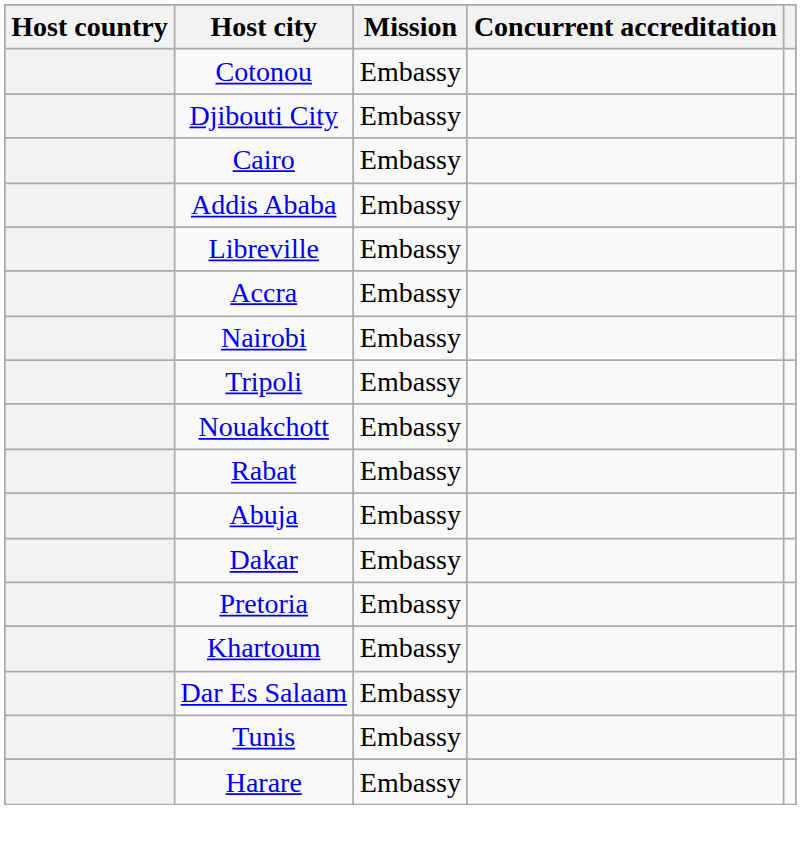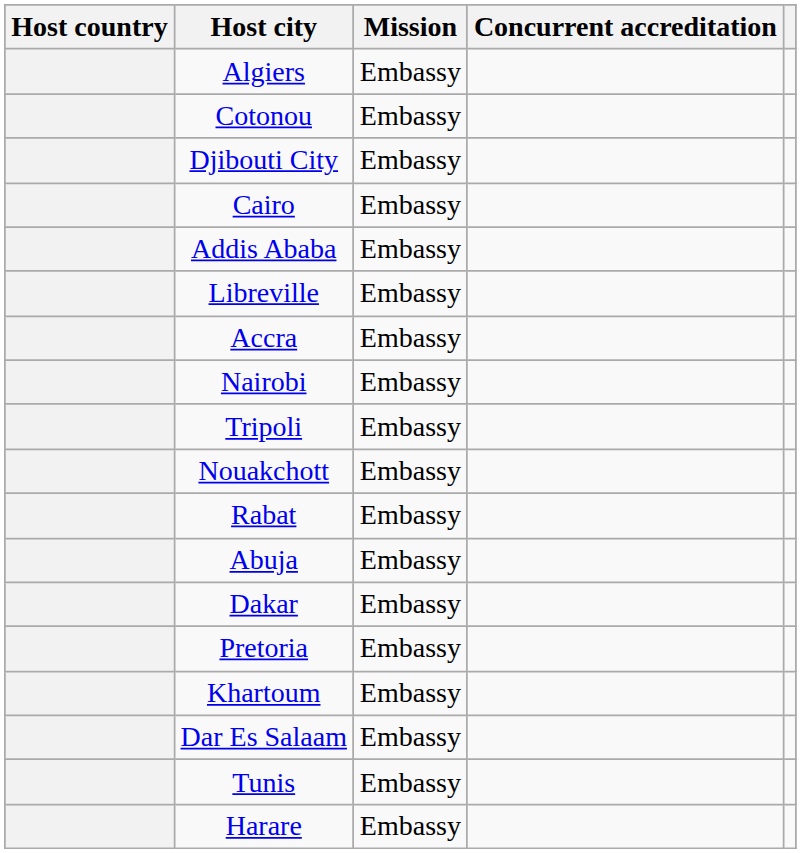+ row: (264, 71)
